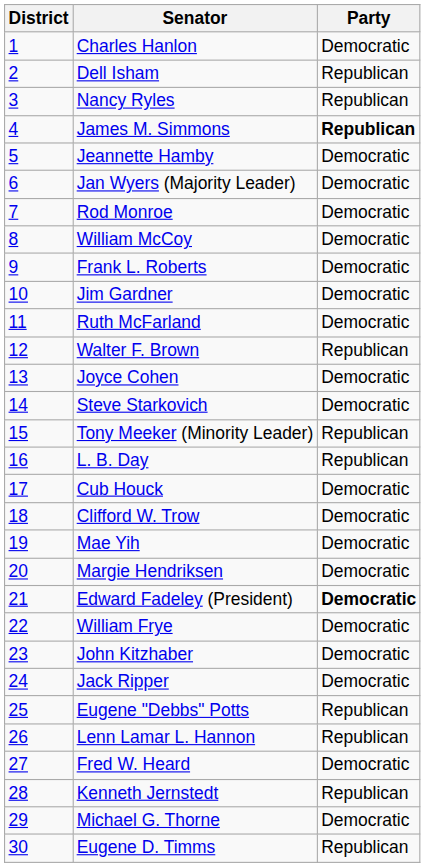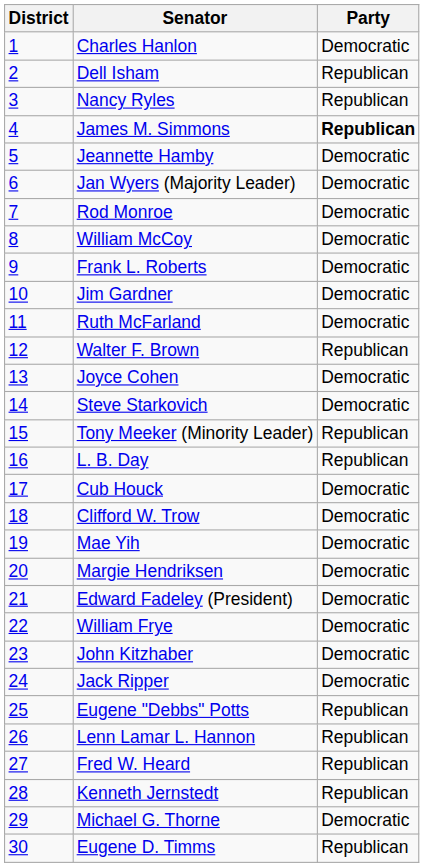(369, 599) bold -> (365, 599) normal
(365, 765) Democratic -> (365, 765) Republican
